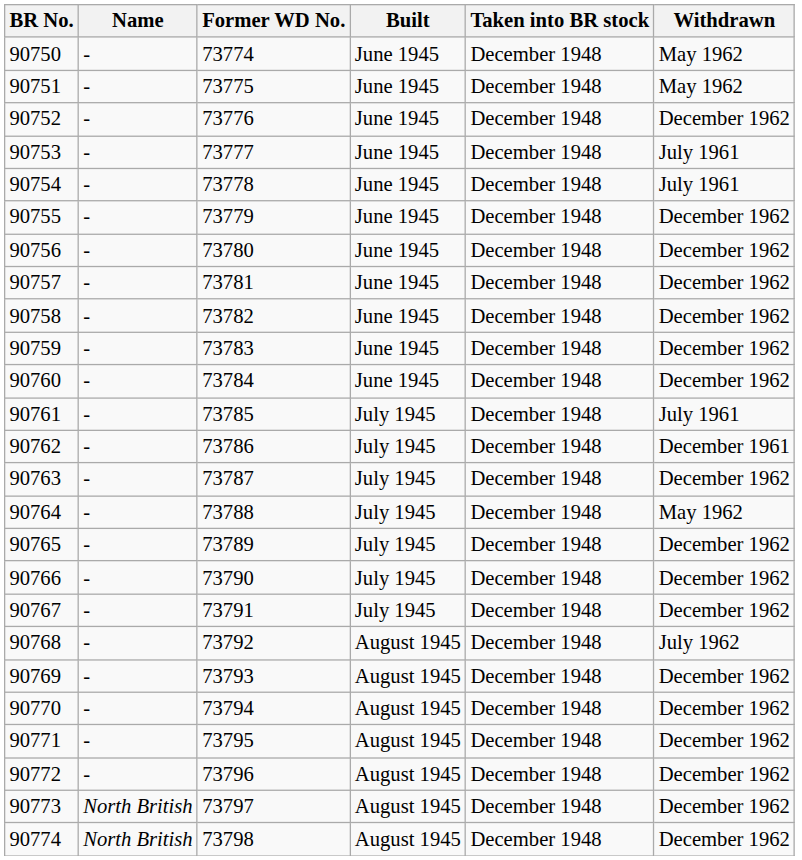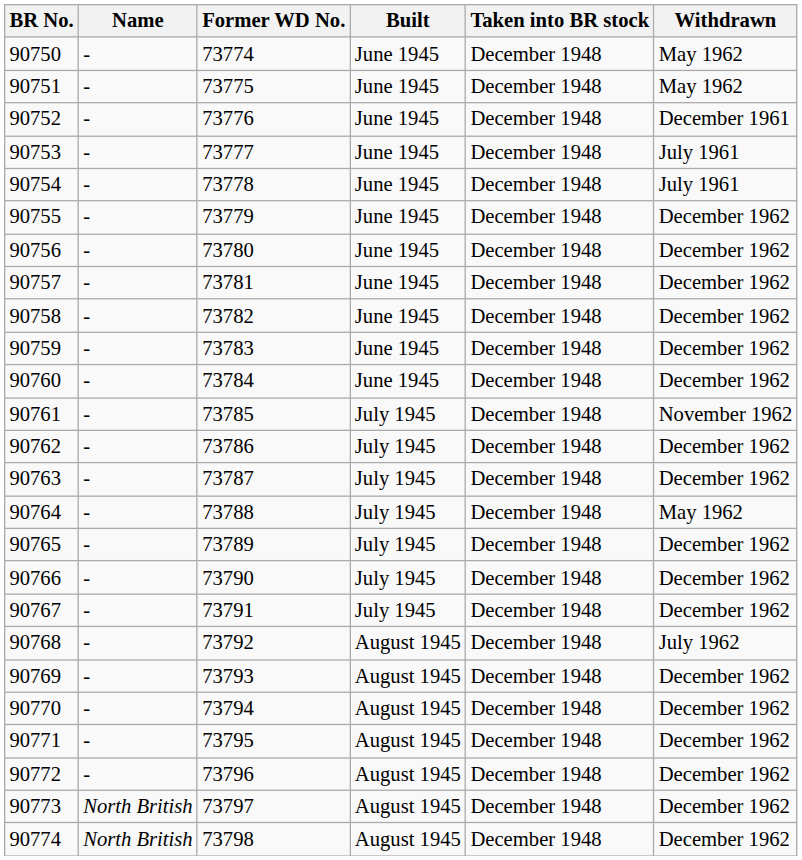(724, 119) December 1962 -> (724, 119) December 1961
(699, 413) July 1961 -> (725, 413) November 1962
(724, 446) December 1961 -> (724, 446) December 1962
